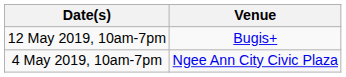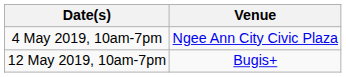rows swapped: (87, 60) <-> (87, 38)
